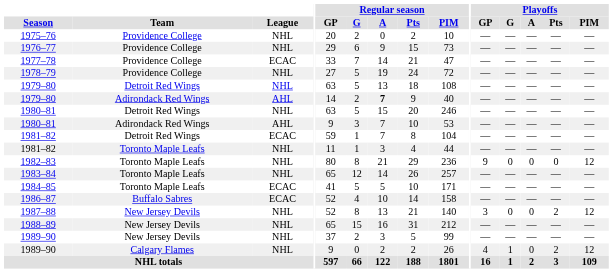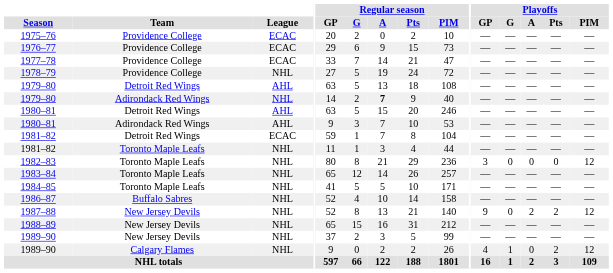(282, 35) NHL -> (282, 35) ECAC
(282, 48) NHL -> (282, 48) ECAC
(282, 86) NHL -> (282, 86) AHL
(282, 98) AHL -> (282, 98) NHL
(282, 111) NHL -> (282, 111) AHL
(485, 161) 9 -> (485, 161) 3
(282, 186) ECAC -> (282, 186) NHL
(282, 199) ECAC -> (282, 199) NHL
(485, 212) 3 -> (485, 212) 9
(532, 212) 0 -> (532, 212) 2
